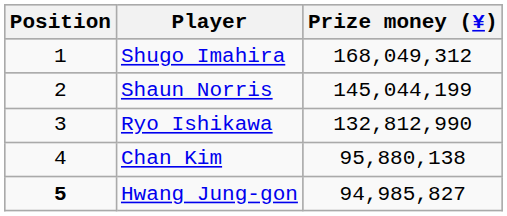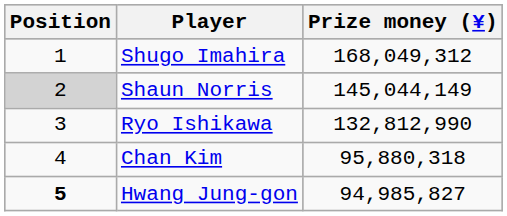(60, 91) no background -> (60, 91) lightgrey background
(403, 91) 145,044,199 -> (403, 91) 145,044,149
(403, 159) 95,880,138 -> (403, 159) 95,880,318
